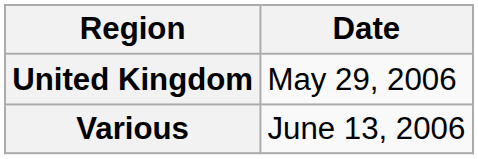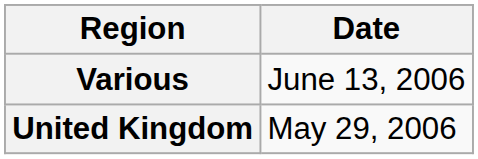rows swapped: (133, 78) <-> (133, 128)
